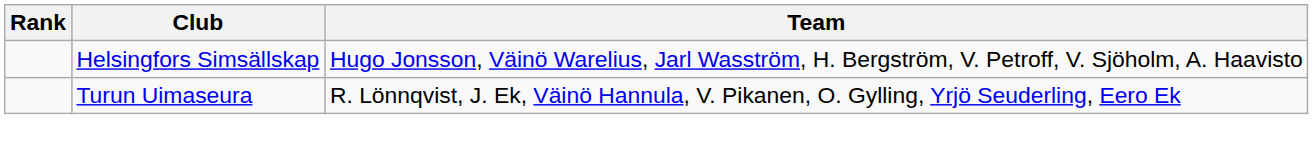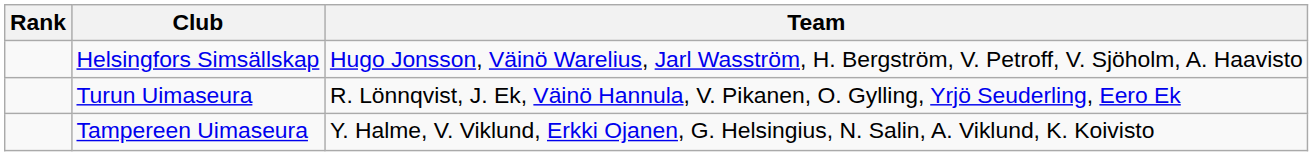+ row: (192, 131)
